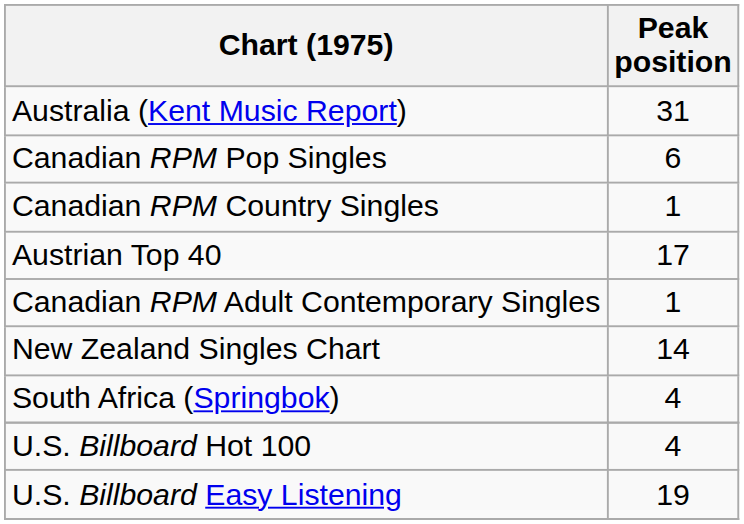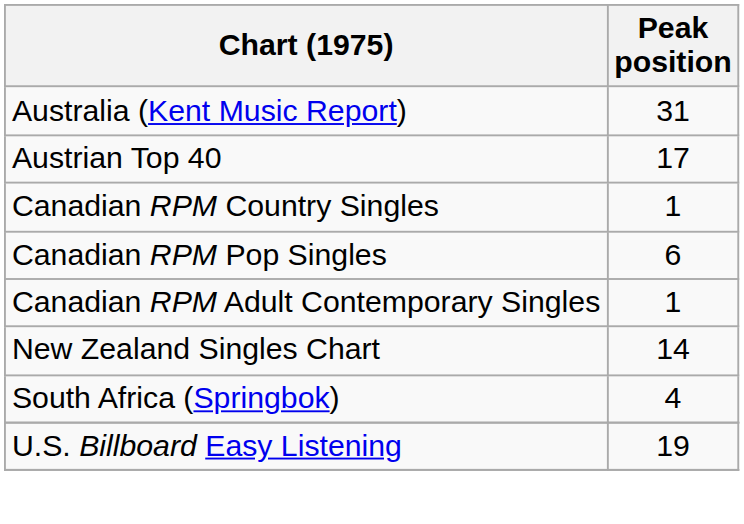rows swapped: (117, 254) <-> (199, 158)
- row: (162, 446)
